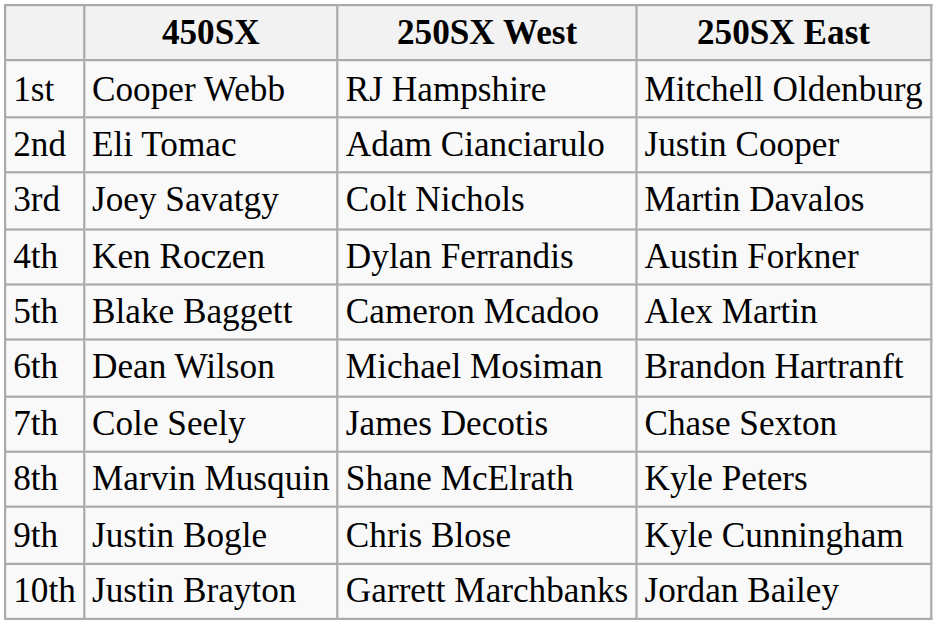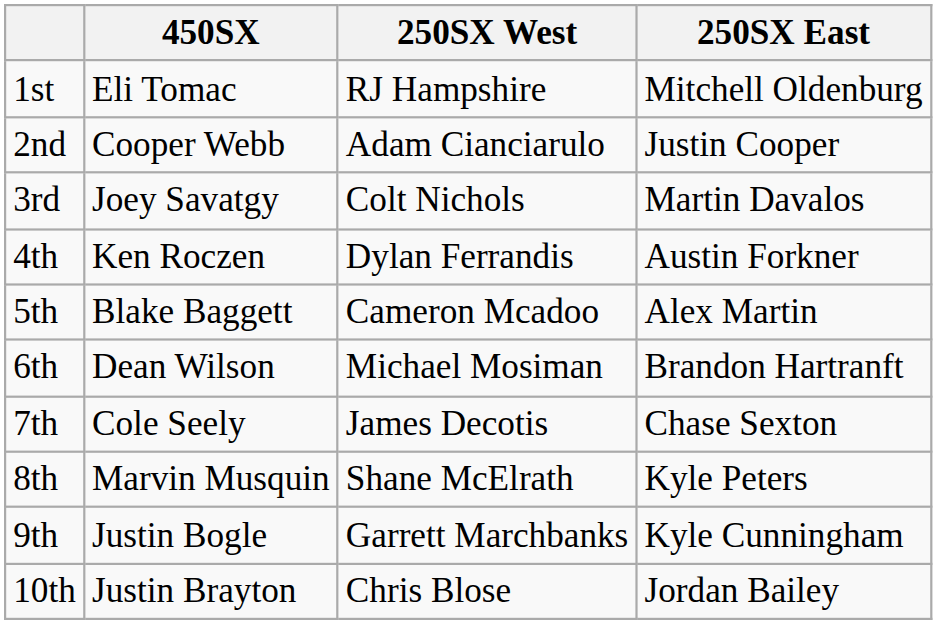(189, 88) Cooper Webb -> (164, 88) Eli Tomac
(164, 144) Eli Tomac -> (189, 144) Cooper Webb
(428, 534) Chris Blose -> (487, 534) Garrett Marchbanks
(487, 590) Garrett Marchbanks -> (428, 590) Chris Blose
